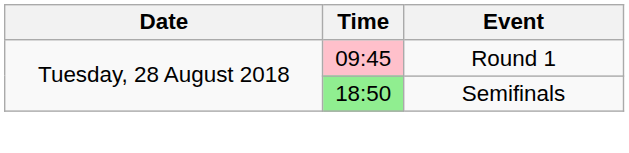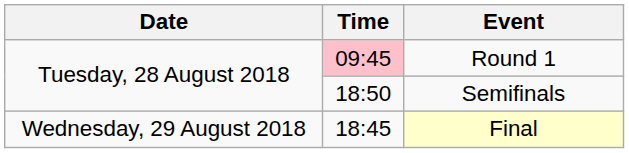(363, 93) lightgreen background -> (363, 93) no background
+ row: (514, 128)
